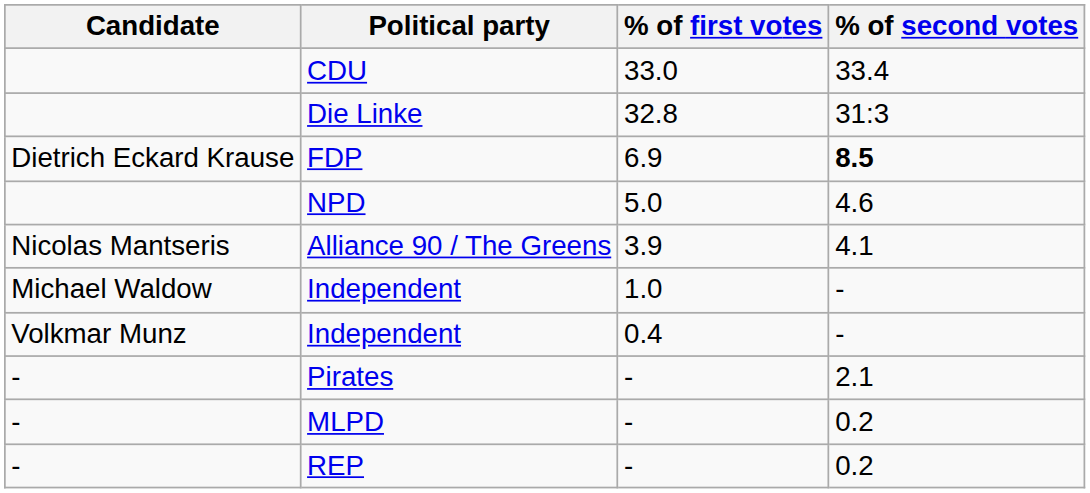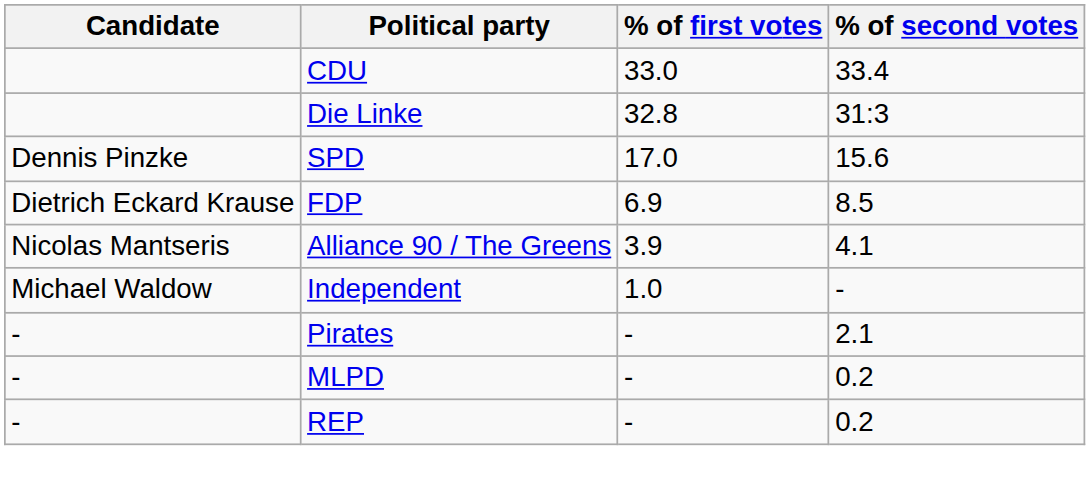+ row: (336, 158)
(854, 158) bold -> (854, 202) normal
- row: (336, 202)
- row: (384, 333)
